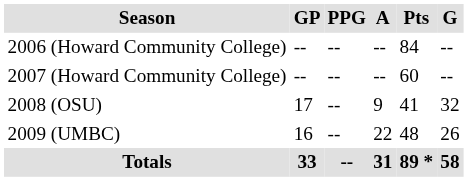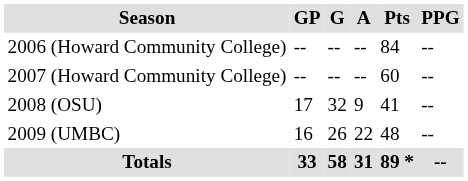columns swapped: (450, 18) <-> (347, 18)
